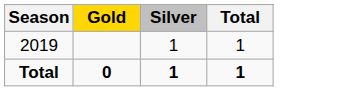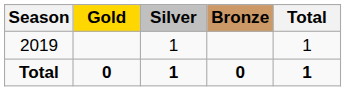+ column: (240, 18)
